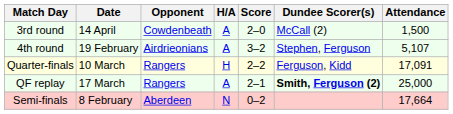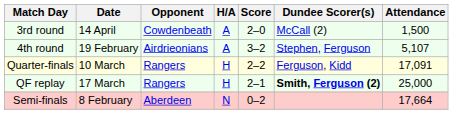(226, 83) A -> (226, 83) H
